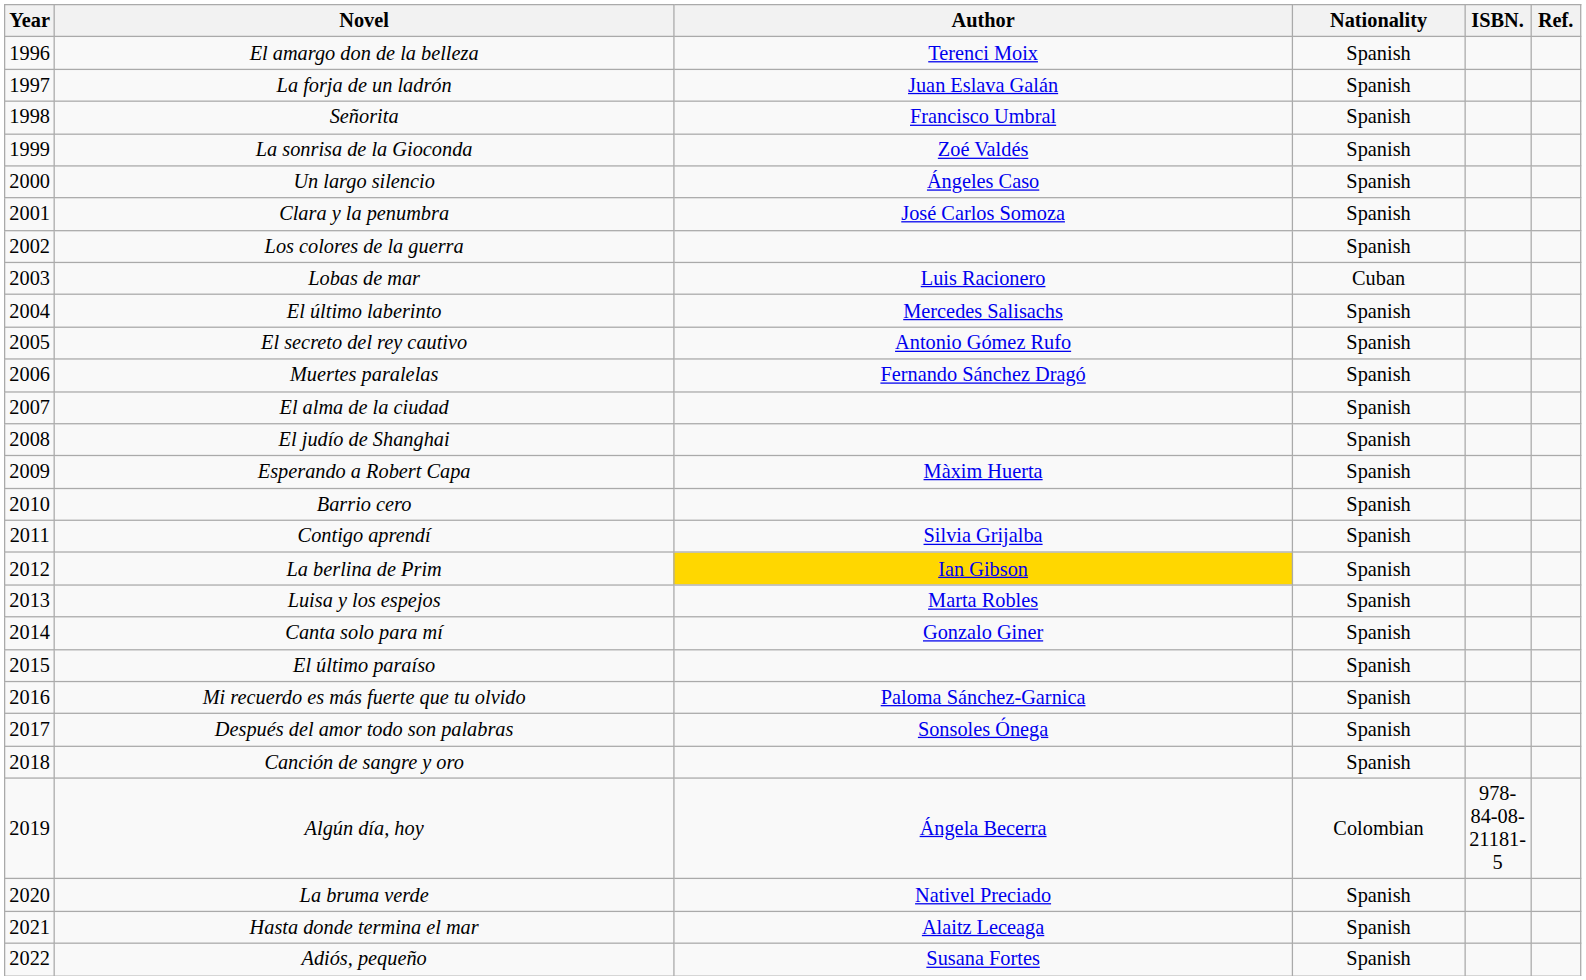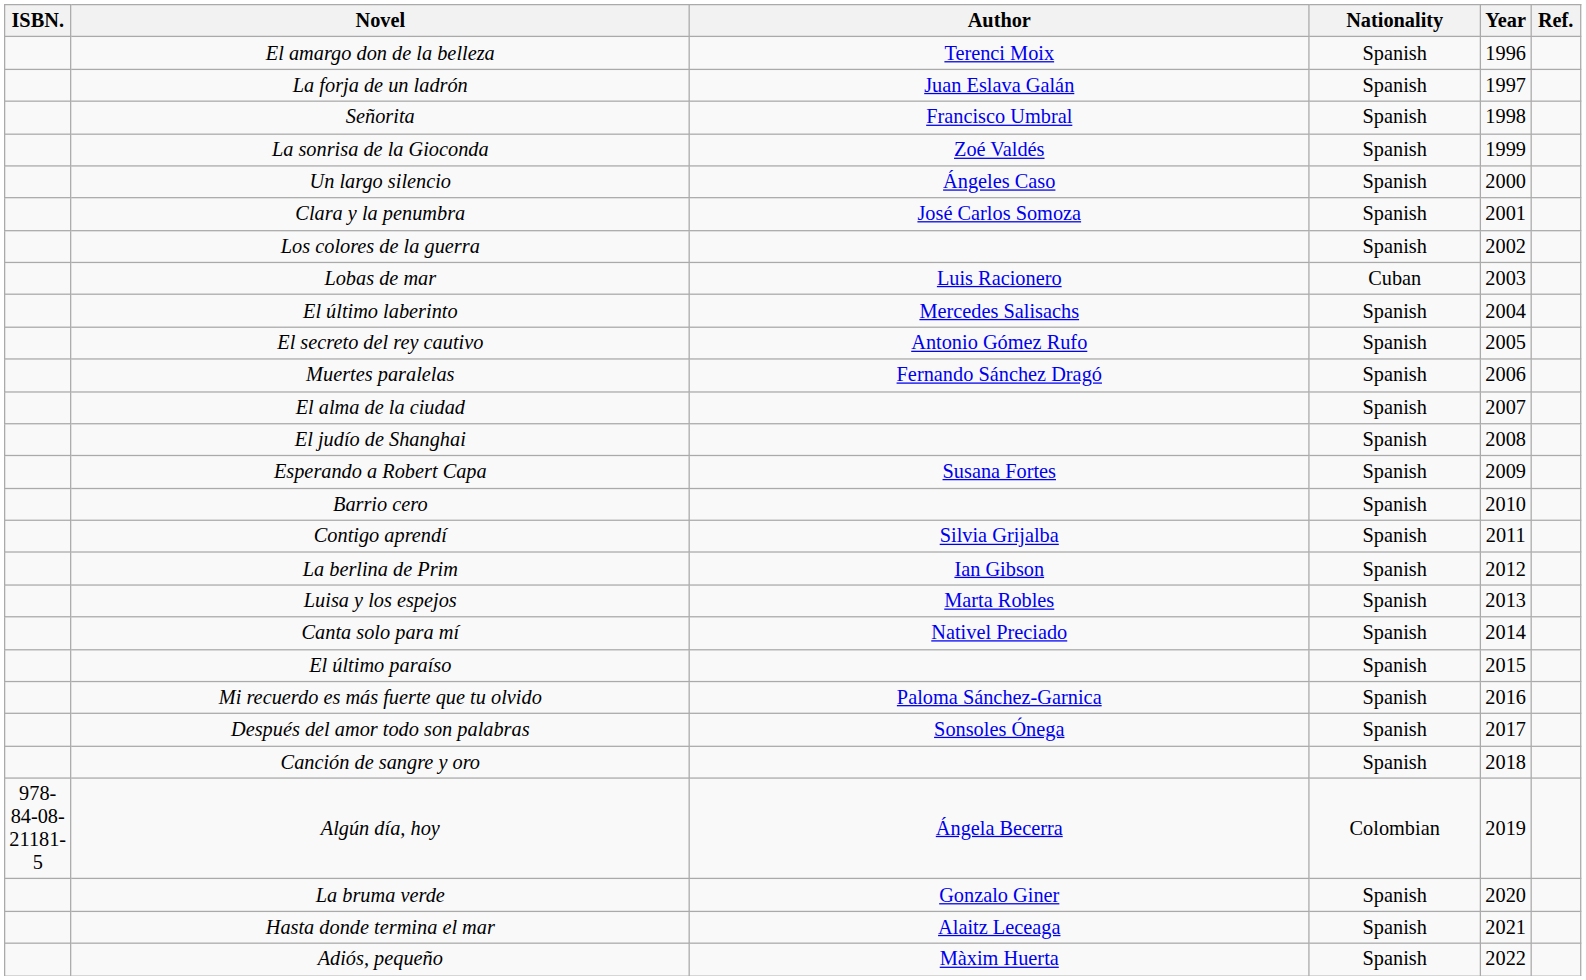columns swapped: (30, 20) <-> (1498, 20)
(983, 471) Màxim Huerta -> (999, 471) Susana Fortes
(983, 568) gold background -> (999, 568) no background
(983, 632) Gonzalo Giner -> (999, 632) Nativel Preciado
(983, 894) Nativel Preciado -> (999, 894) Gonzalo Giner
(983, 959) Susana Fortes -> (999, 959) Màxim Huerta
